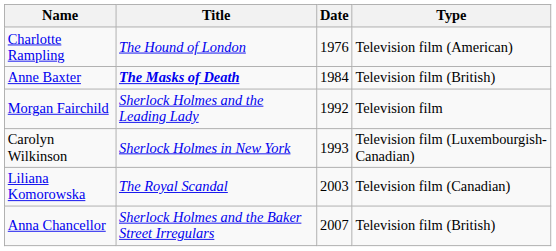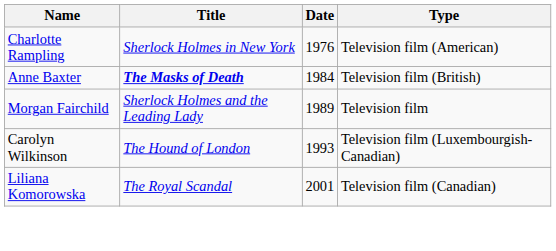(182, 46) The Hound of London -> (209, 46) Sherlock Holmes in New York
(334, 108) 1992 -> (320, 108) 1989
(205, 147) Sherlock Holmes in New York -> (187, 147) The Hound of London
(334, 186) 2003 -> (320, 186) 2001
- row: (57, 225)
